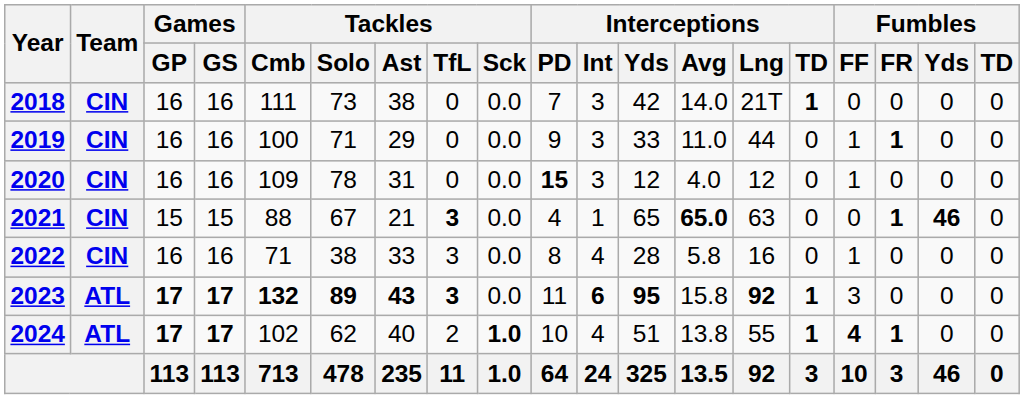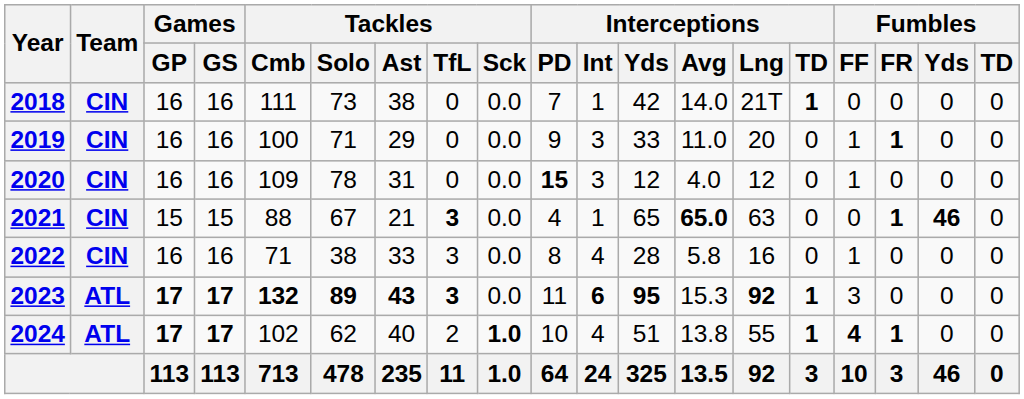(598, 101) 3 -> (598, 101) 1
(762, 140) 44 -> (762, 140) 20
(704, 295) 15.8 -> (704, 295) 15.3
